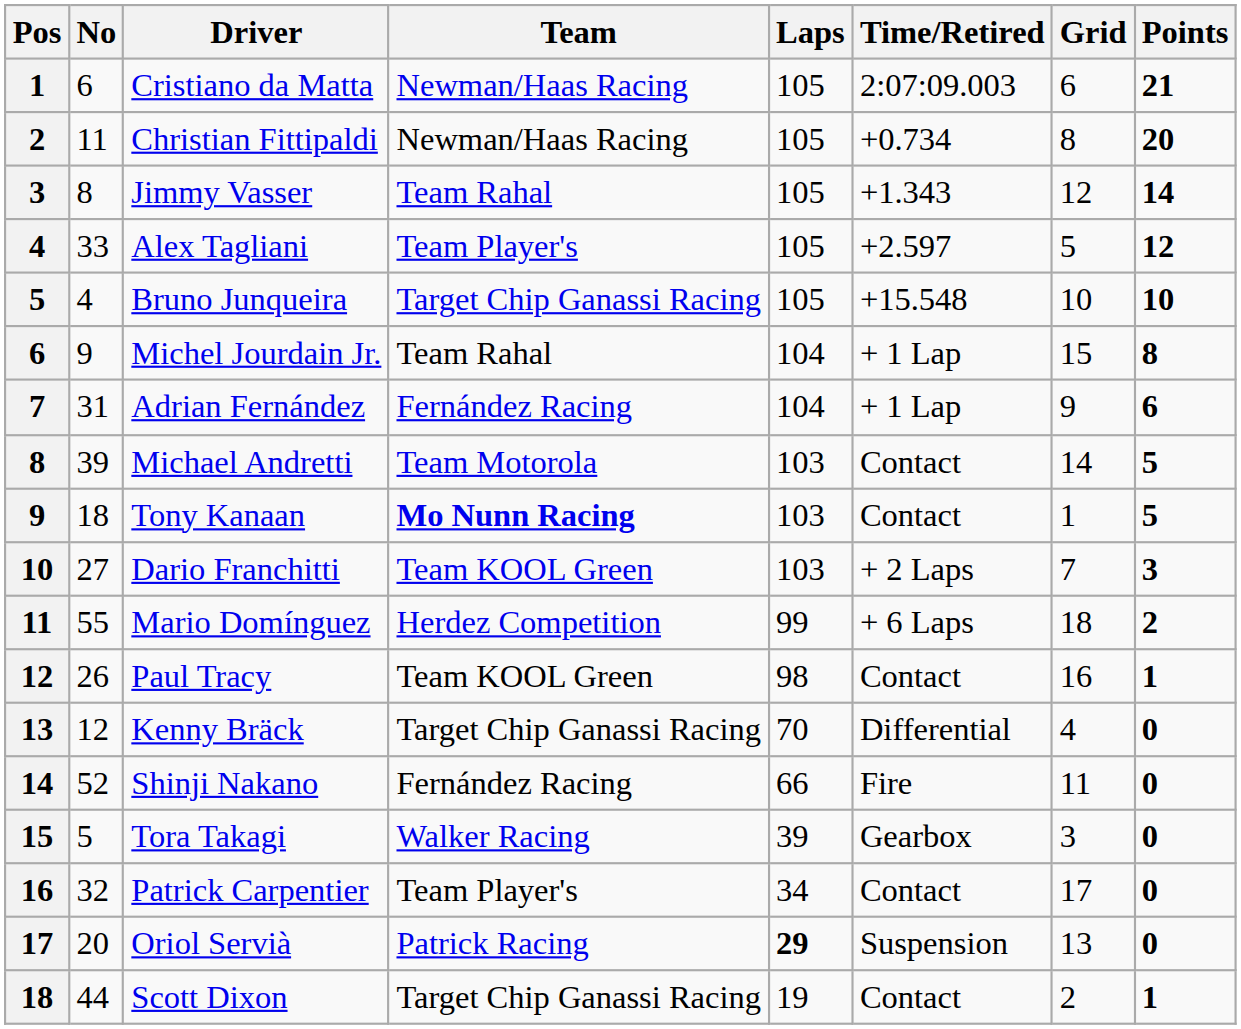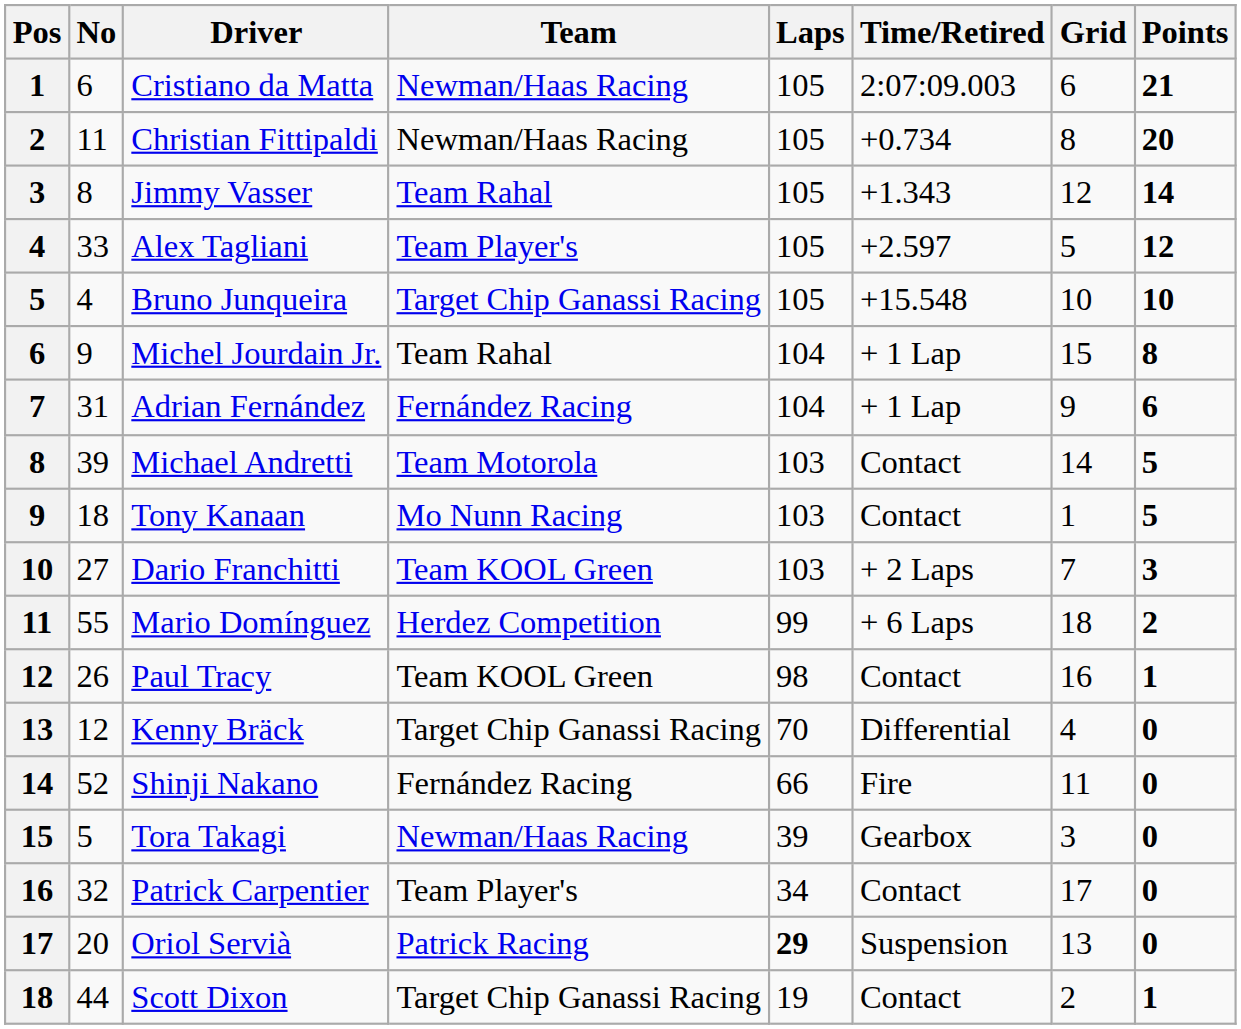(516, 514) bold -> (509, 514) normal
(493, 836) Walker Racing -> (542, 836) Newman/Haas Racing
